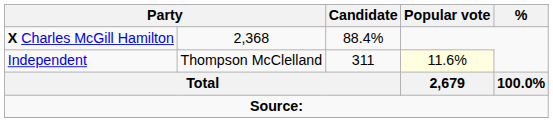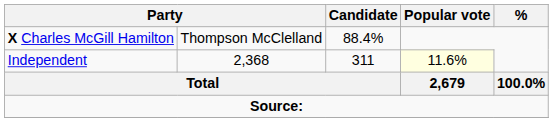(251, 38) 2,368 -> (251, 38) Thompson McClelland
(251, 60) Thompson McClelland -> (251, 60) 2,368
